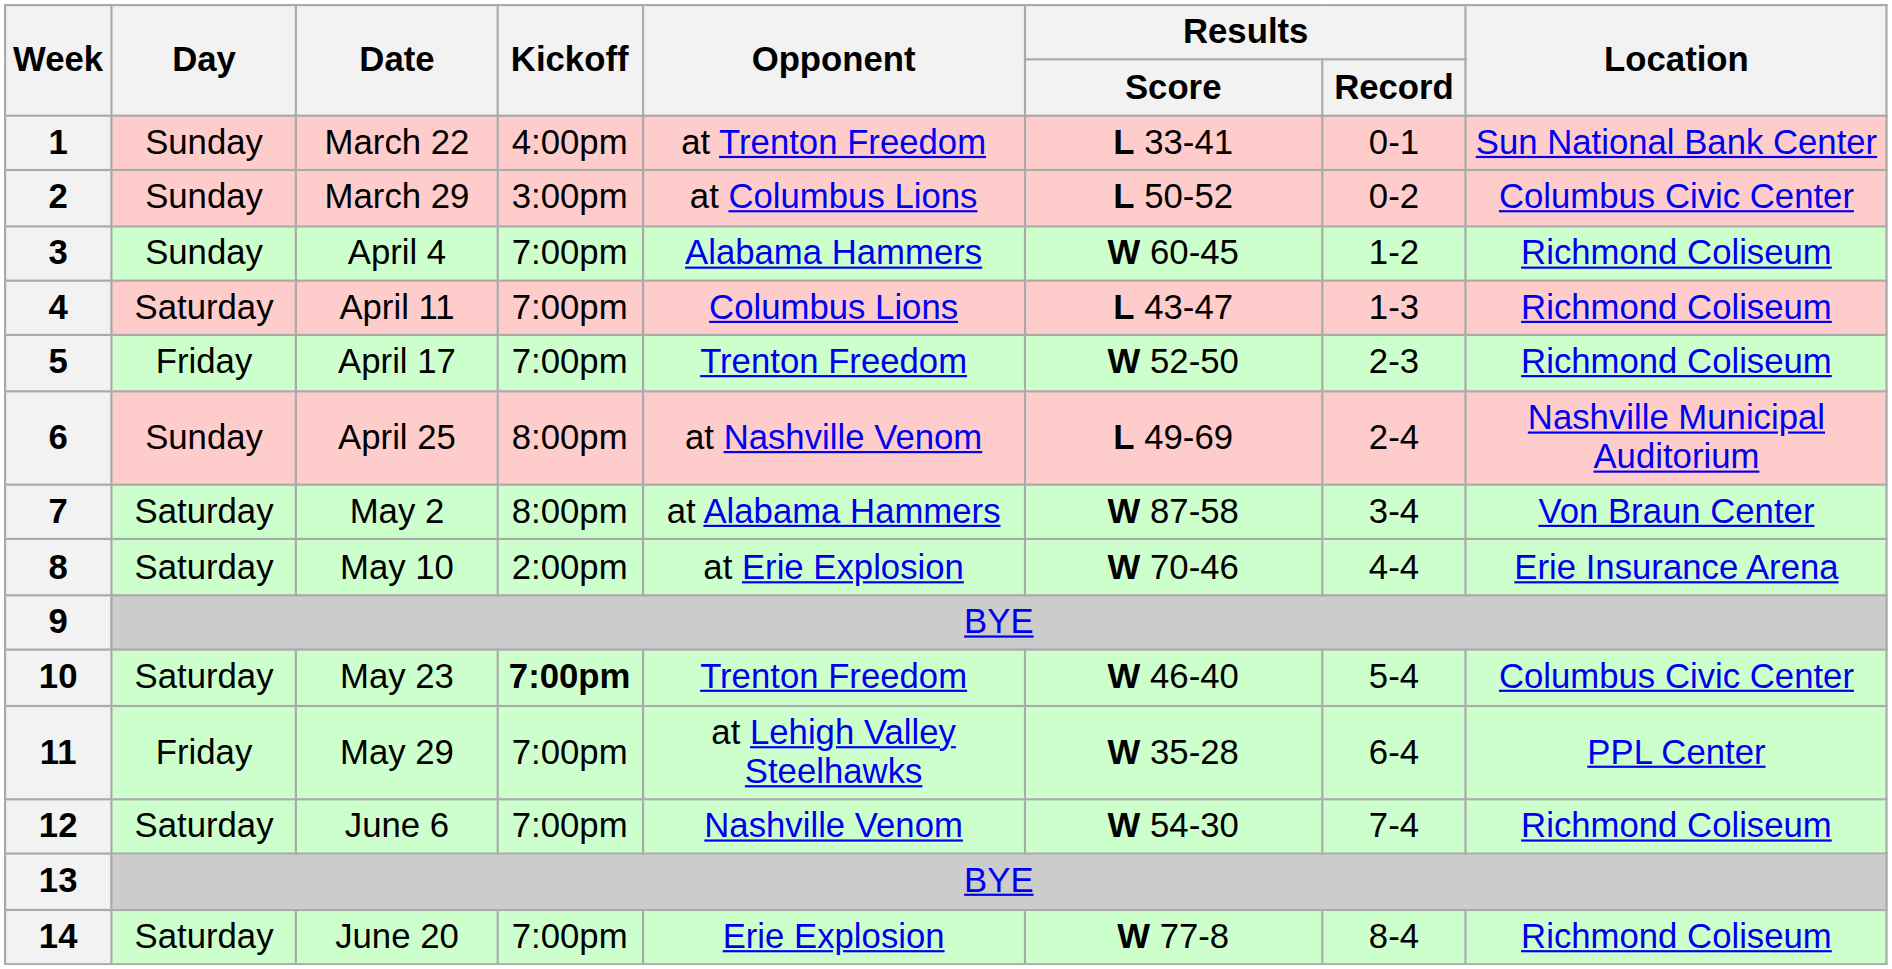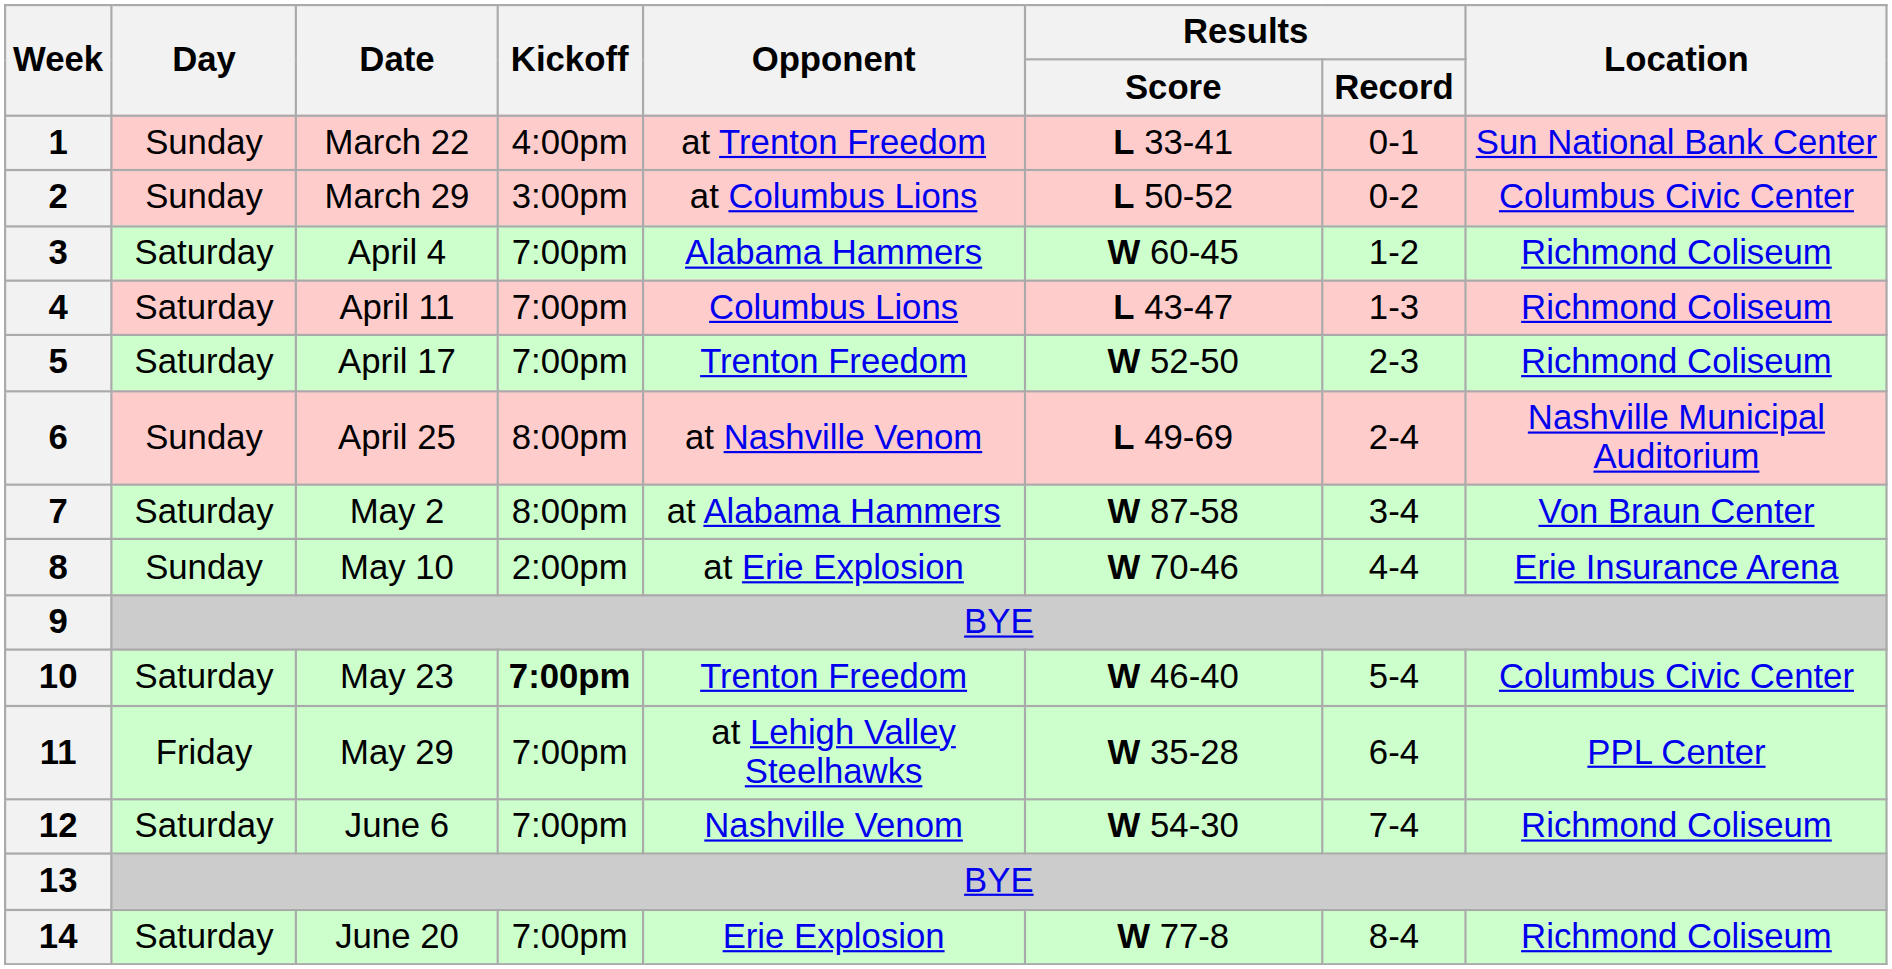(204, 252) Sunday -> (204, 252) Saturday
(204, 362) Friday -> (204, 362) Saturday
(204, 566) Saturday -> (204, 566) Sunday
